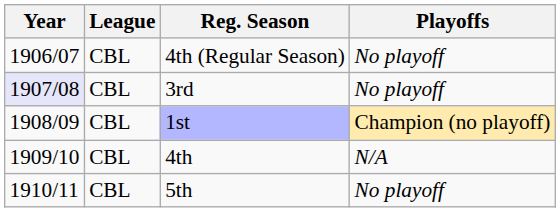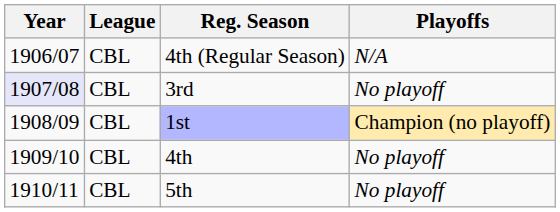(399, 55) No playoff -> (371, 55) N/A
(371, 156) N/A -> (399, 156) No playoff
